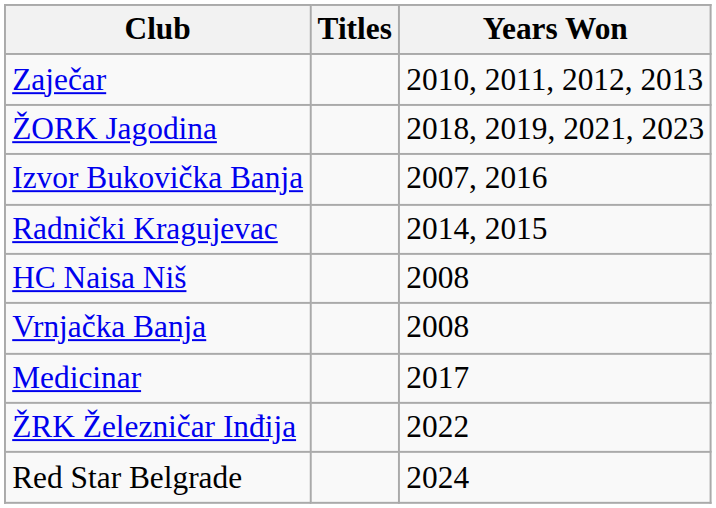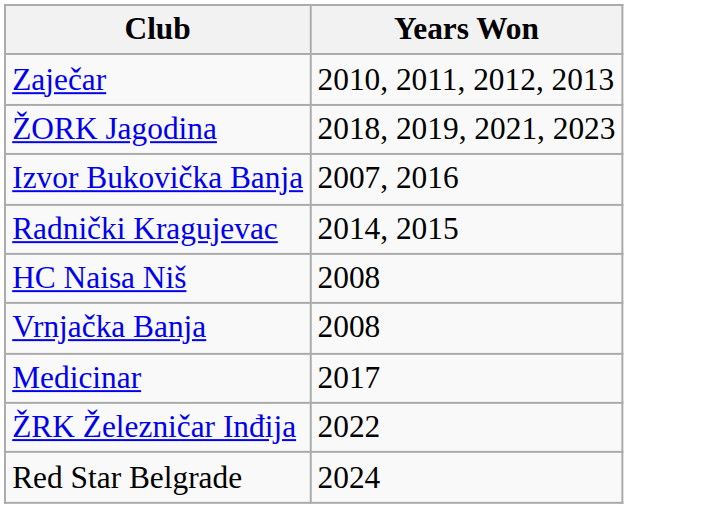- column: (355, 29)
